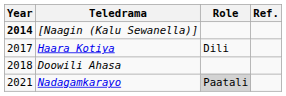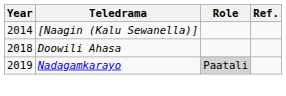(20, 30) bold -> (20, 30) normal
- row: (76, 48)
(20, 83) 2021 -> (20, 65) 2019
